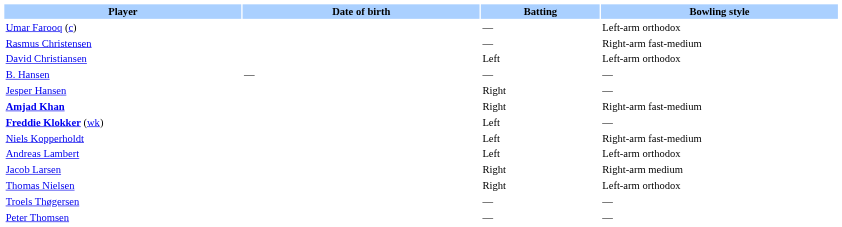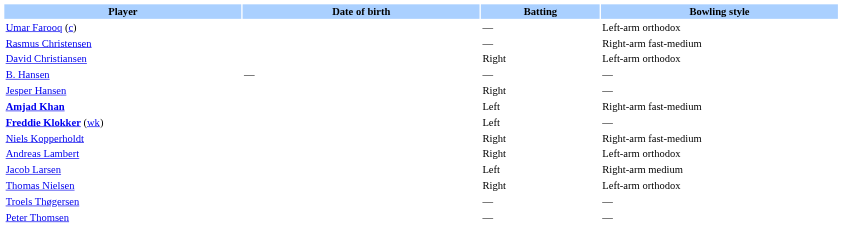(491, 59) Left -> (494, 59) Right
(494, 106) Right -> (491, 106) Left
(491, 138) Left -> (494, 138) Right
(491, 154) Left -> (494, 154) Right
(494, 170) Right -> (491, 170) Left
